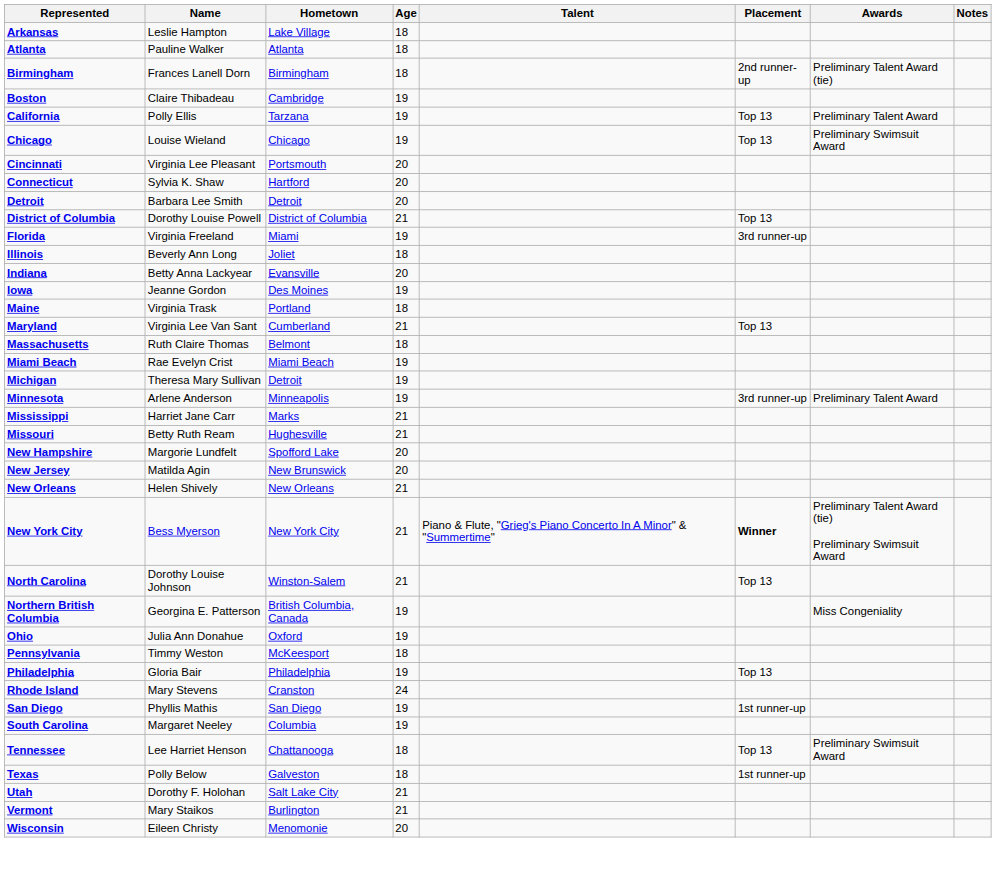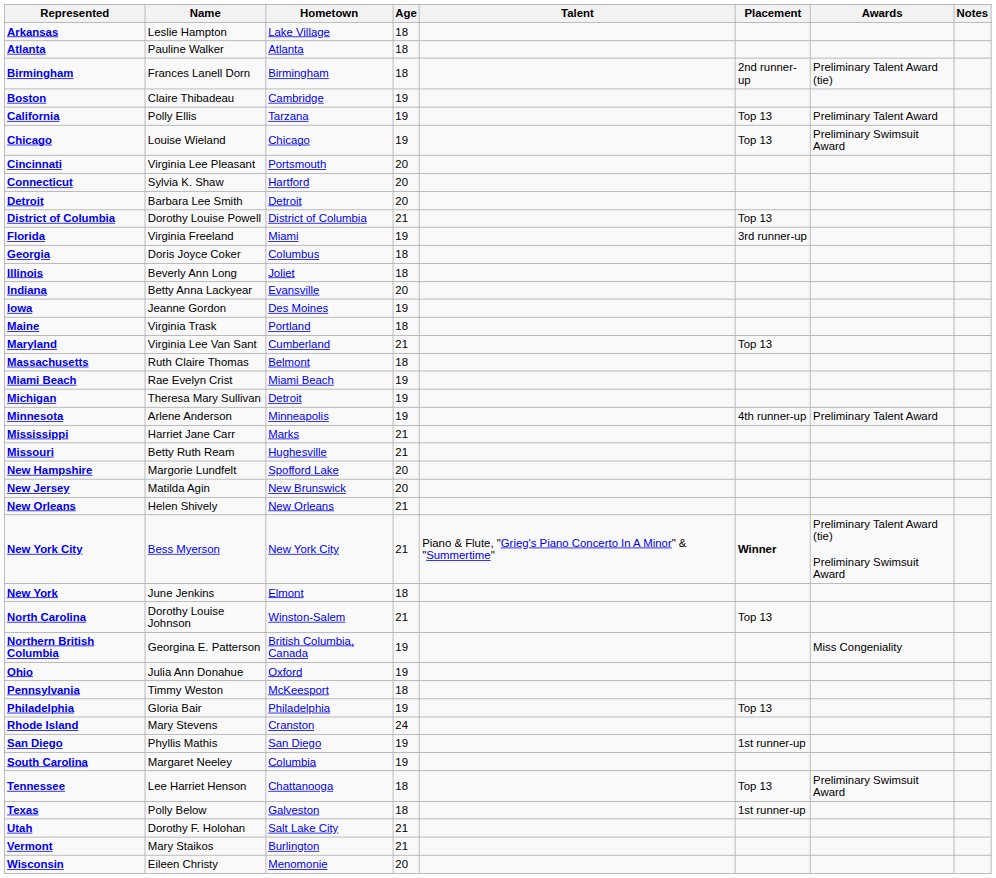+ row: (29, 255)
(772, 399) 3rd runner-up -> (772, 416) 4th runner-up
+ row: (32, 593)
